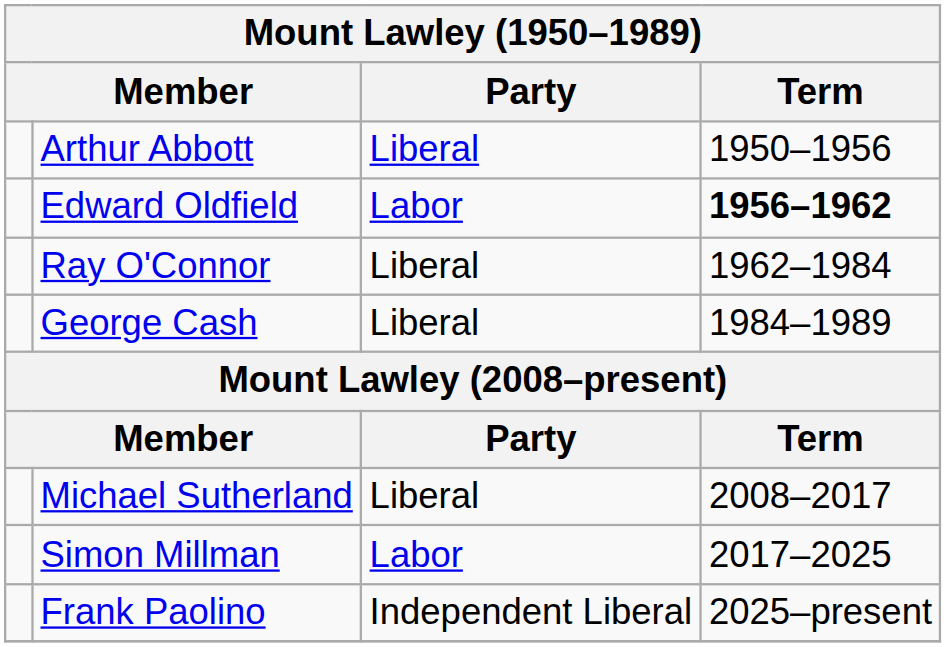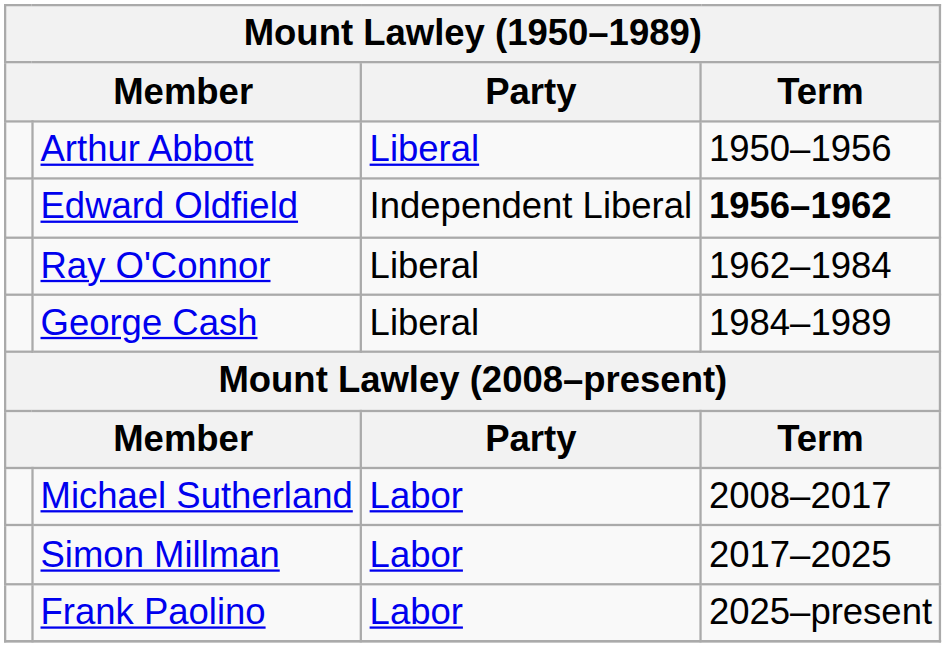(416, 206) Labor -> (531, 206) Independent Liberal
(424, 496) Liberal -> (416, 496) Labor
(531, 611) Independent Liberal -> (416, 611) Labor
